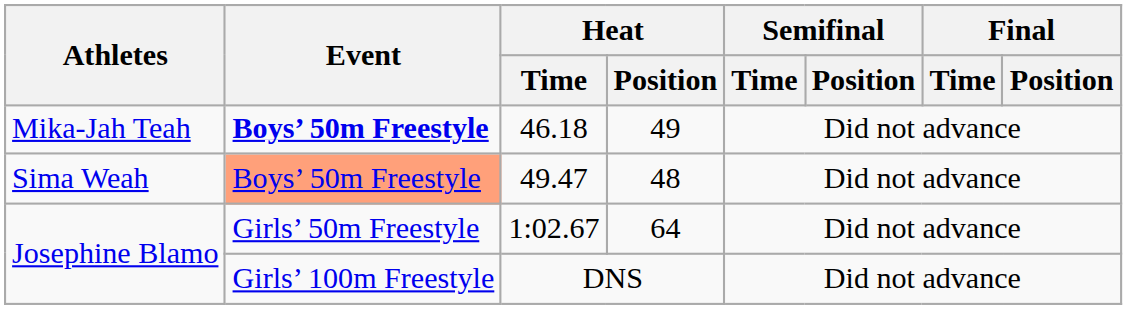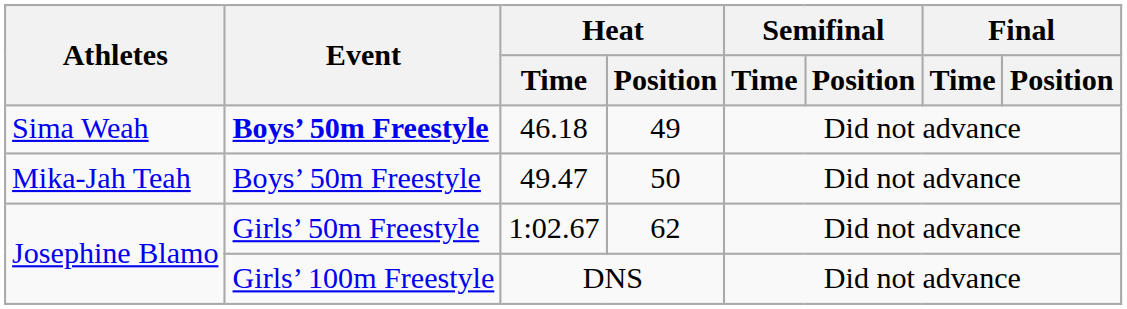(101, 128) Mika-Jah Teah -> (80, 128) Sima Weah
(80, 178) Sima Weah -> (101, 178) Mika-Jah Teah
(357, 178) lightsalmon background -> (357, 178) no background
(665, 178) 48 -> (665, 178) 50
(665, 228) 64 -> (665, 228) 62
